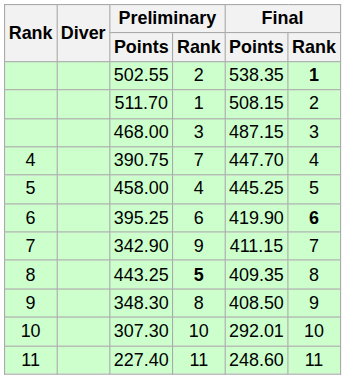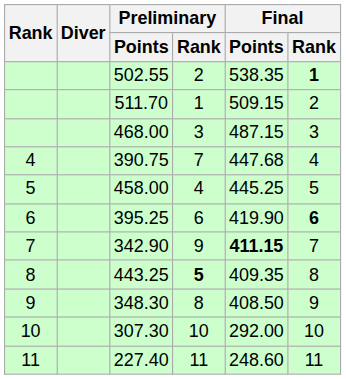(256, 103) 508.15 -> (256, 103) 509.15
(256, 160) 447.70 -> (256, 160) 447.68
(256, 246) normal -> (256, 246) bold
(256, 331) 292.01 -> (256, 331) 292.00
